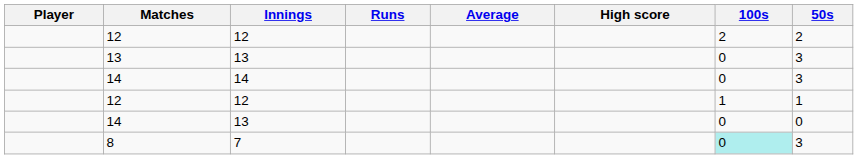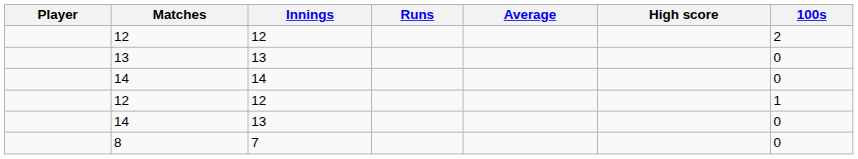- column: (823, 15)
(722, 143) paleturquoise background -> (777, 143) no background
